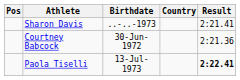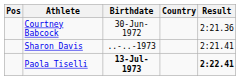rows swapped: (44, 42) <-> (54, 24)
(132, 64) normal -> (132, 64) bold
